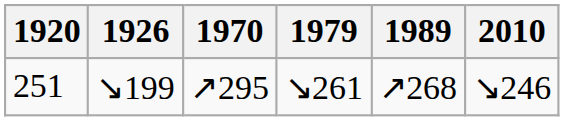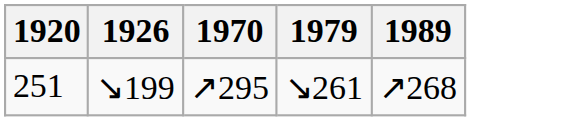- column: (512, 31)
